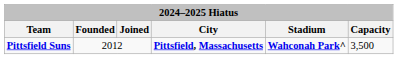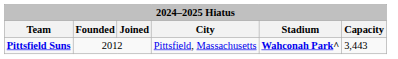(208, 45) bold -> (205, 45) normal
(362, 45) 3,500 -> (356, 45) 3,443
